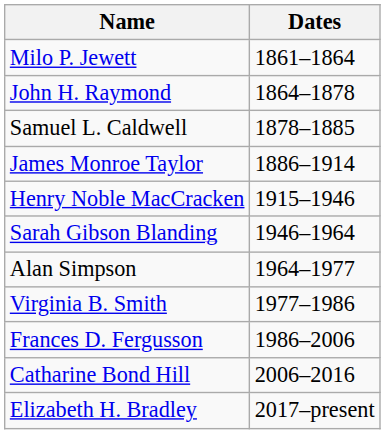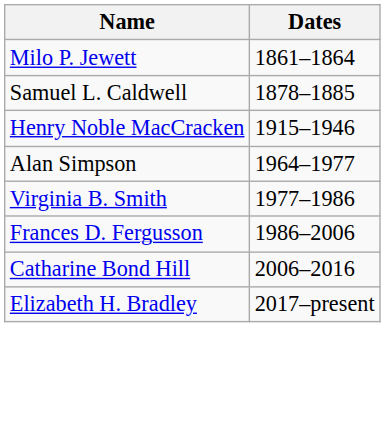- row: (90, 92)
- row: (106, 163)
- row: (114, 233)
